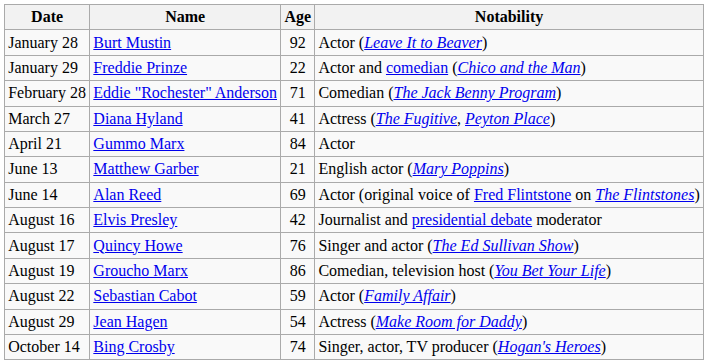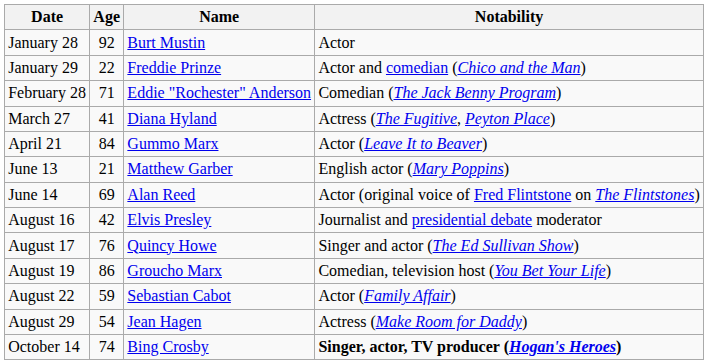columns swapped: (185, 17) <-> (298, 17)
(403, 42) Actor (Leave It to Beaver) -> (337, 42) Actor
(337, 144) Actor -> (403, 144) Actor (Leave It to Beaver)
(462, 347) normal -> (470, 347) bold
